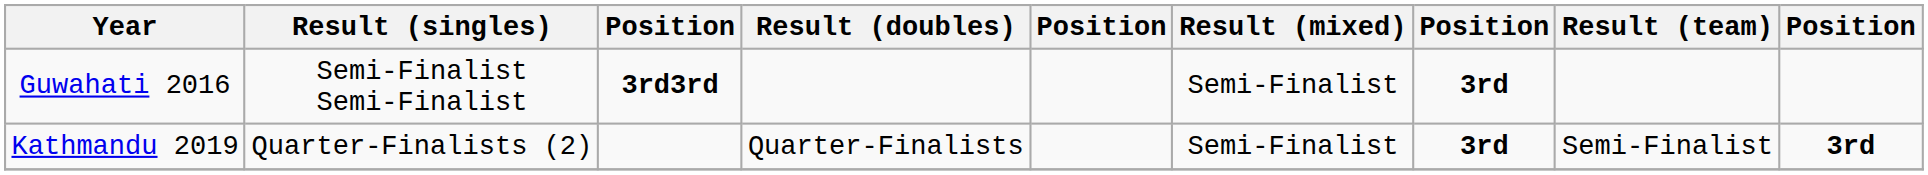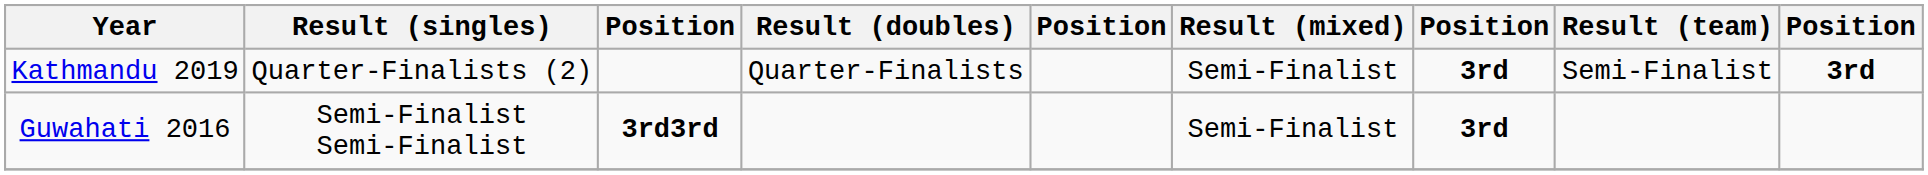rows swapped: (125, 87) <-> (125, 146)
